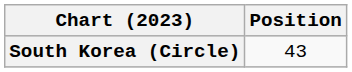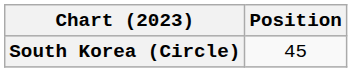(296, 52) 43 -> (296, 52) 45
